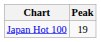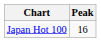(83, 29) 19 -> (83, 29) 16
